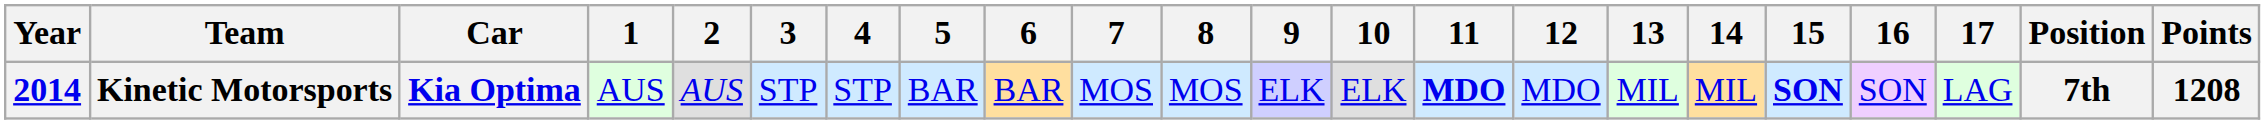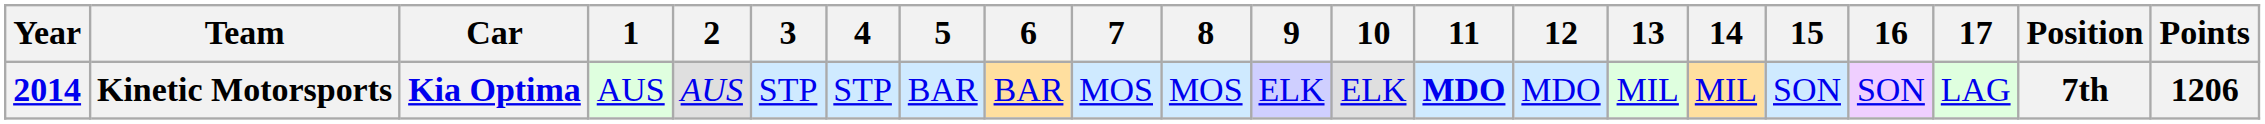(1808, 88) bold -> (1807, 88) normal
(2207, 88) 1208 -> (2205, 88) 1206
